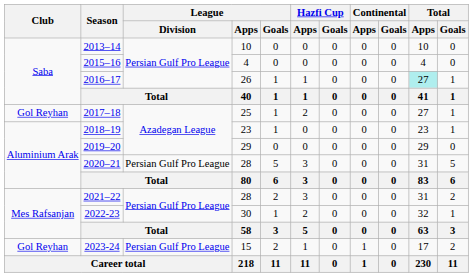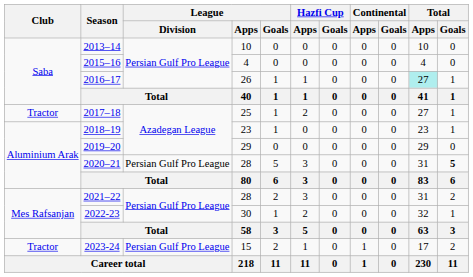(43, 113) Gol Reyhan -> (43, 113) Tractor
(453, 163) normal -> (453, 163) bold
(43, 247) Gol Reyhan -> (43, 247) Tractor
